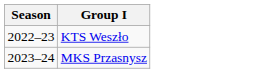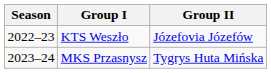+ column: (208, 15)
